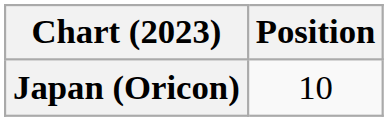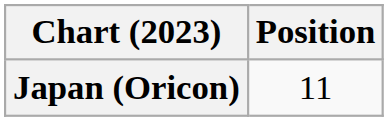(316, 87) 10 -> (316, 87) 11
